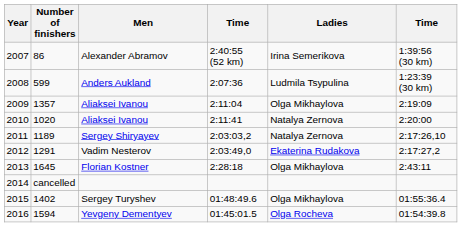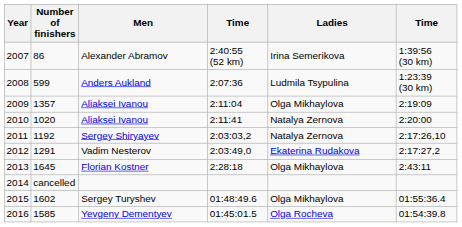(44, 135) 1189 -> (44, 135) 1192
(44, 198) 1402 -> (44, 198) 1602
(44, 214) 1594 -> (44, 214) 1585
